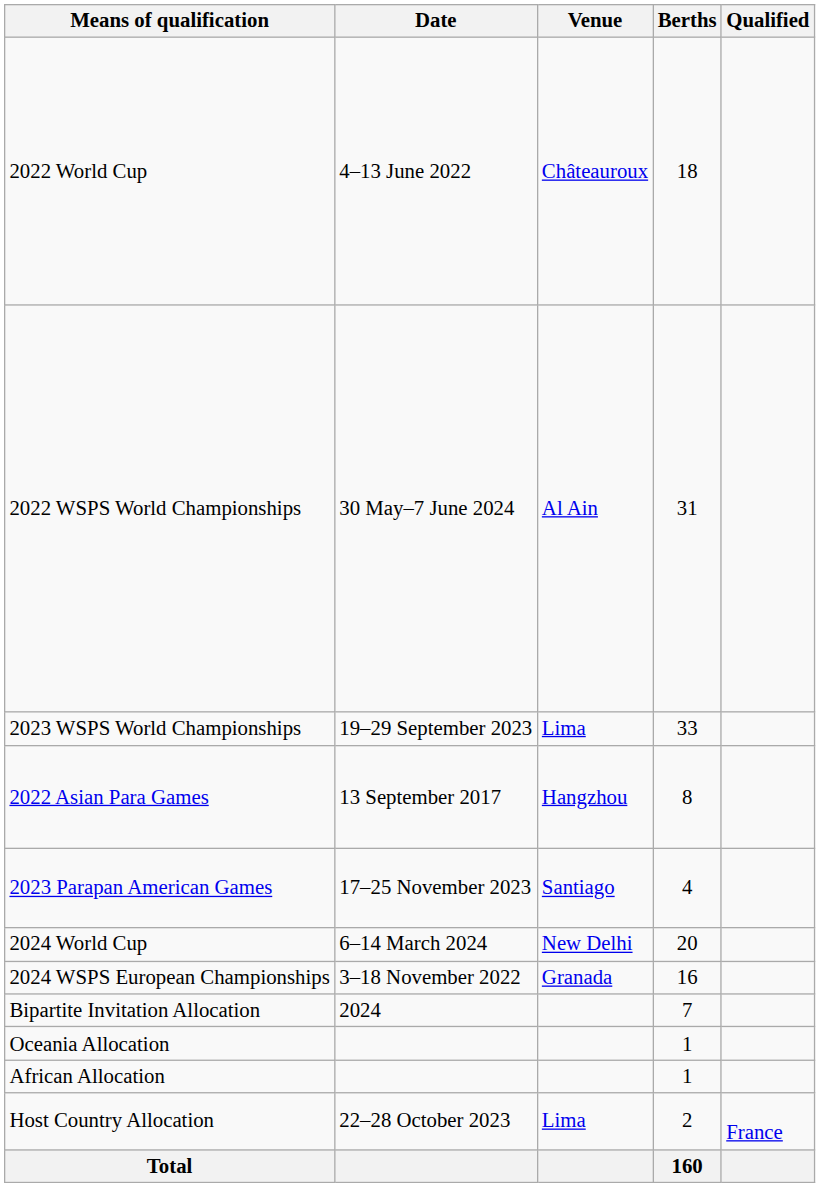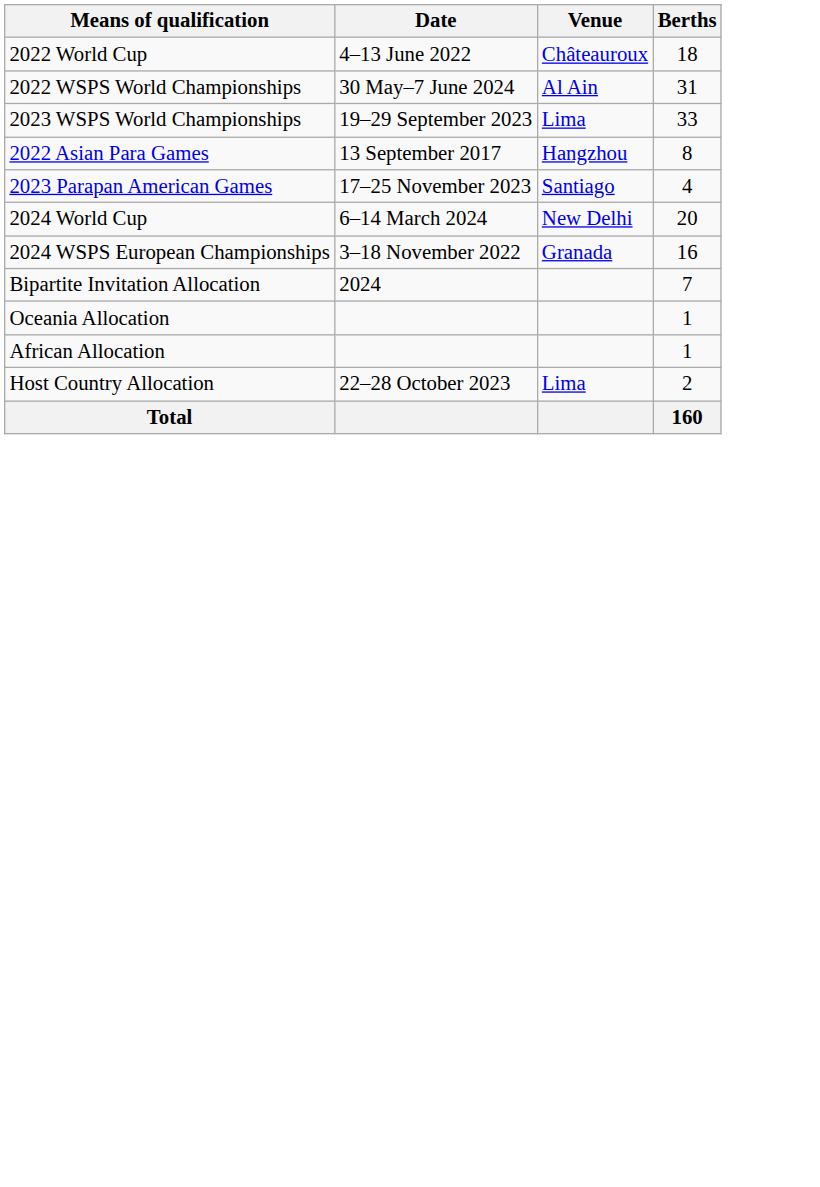- column: (768, 20)
